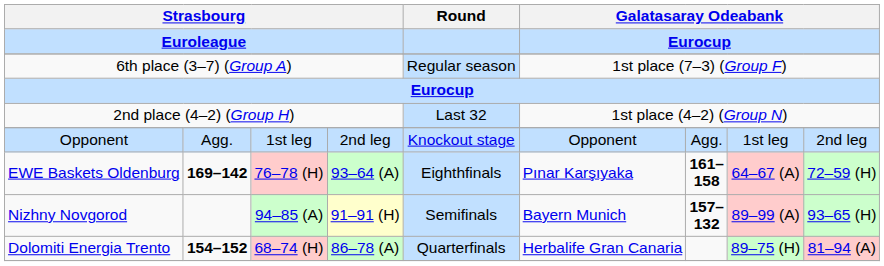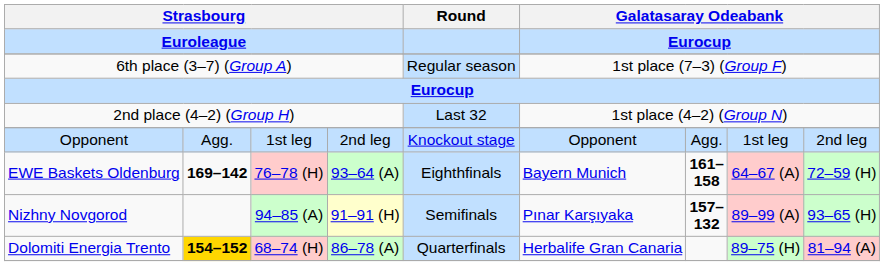(578, 173) Pınar Karşıyaka -> (574, 173) Bayern Munich
(574, 215) Bayern Munich -> (578, 215) Pınar Karşıyaka
(217, 248) no background -> (217, 248) gold background
